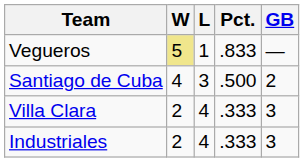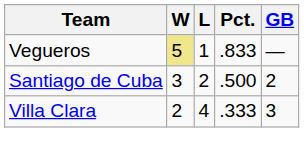(177, 80) 4 -> (177, 80) 3
(204, 80) 3 -> (204, 80) 2
- row: (58, 141)
